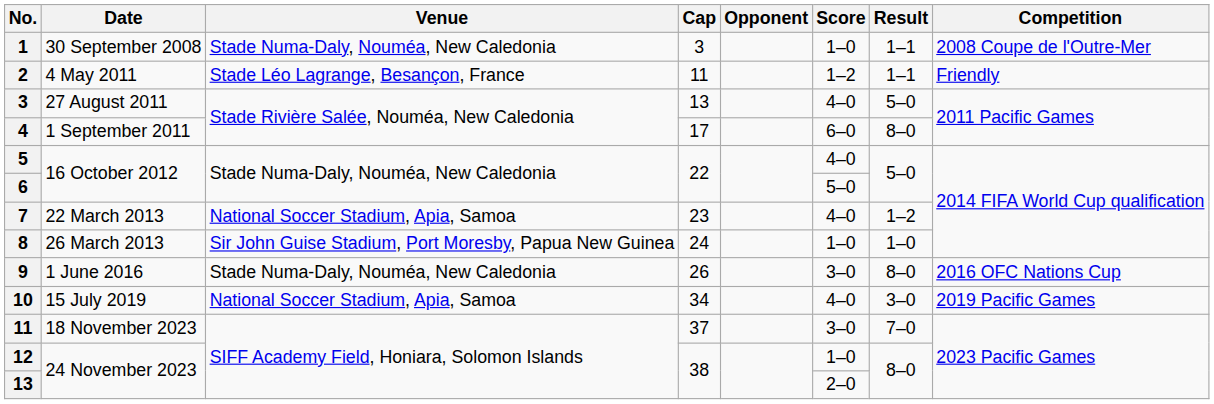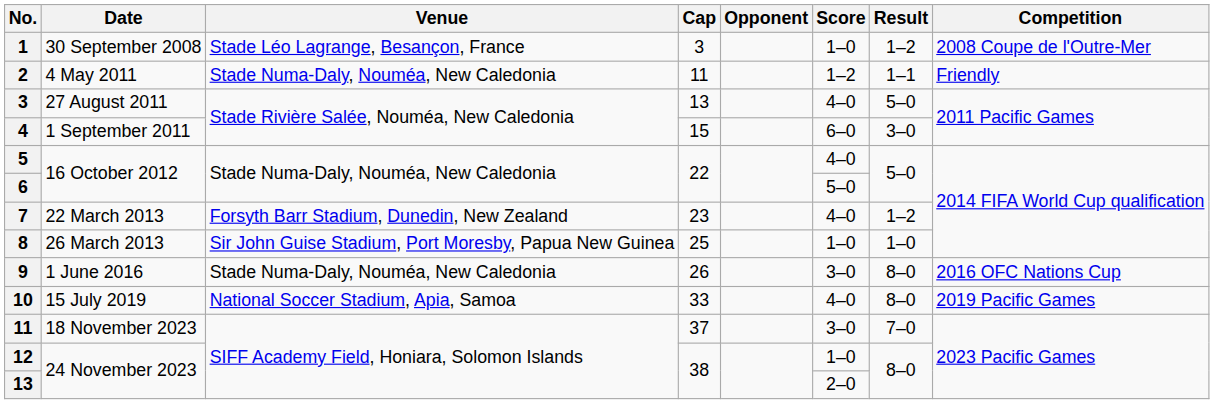(383, 46) Stade Numa-Daly, Nouméa, New Caledonia -> (367, 46) Stade Léo Lagrange, Besançon, France
(901, 46) 1–1 -> (901, 46) 1–2
(367, 74) Stade Léo Lagrange, Besançon, France -> (383, 74) Stade Numa-Daly, Nouméa, New Caledonia
(699, 131) 17 -> (699, 131) 15
(901, 131) 8–0 -> (901, 131) 3–0
(363, 215) National Soccer Stadium, Apia, Samoa -> (389, 215) Forsyth Barr Stadium, Dunedin, New Zealand
(699, 243) 24 -> (699, 243) 25
(699, 300) 34 -> (699, 300) 33
(901, 300) 3–0 -> (901, 300) 8–0
